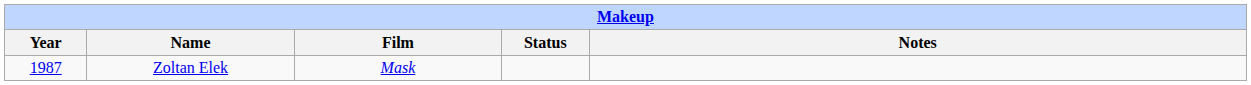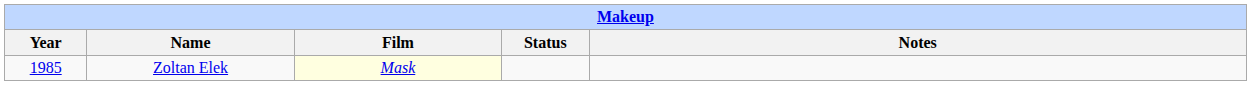(46, 67) 1987 -> (46, 67) 1985
(398, 67) no background -> (398, 67) lightyellow background
